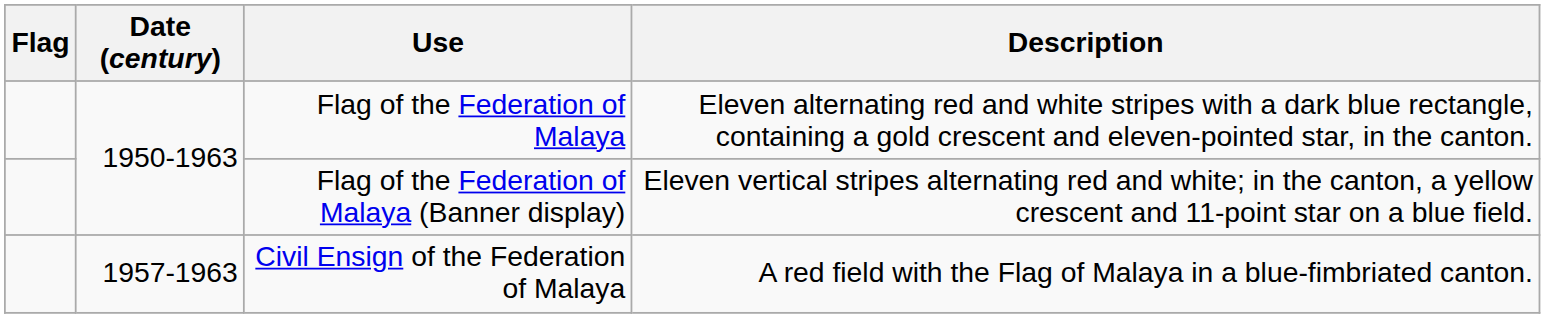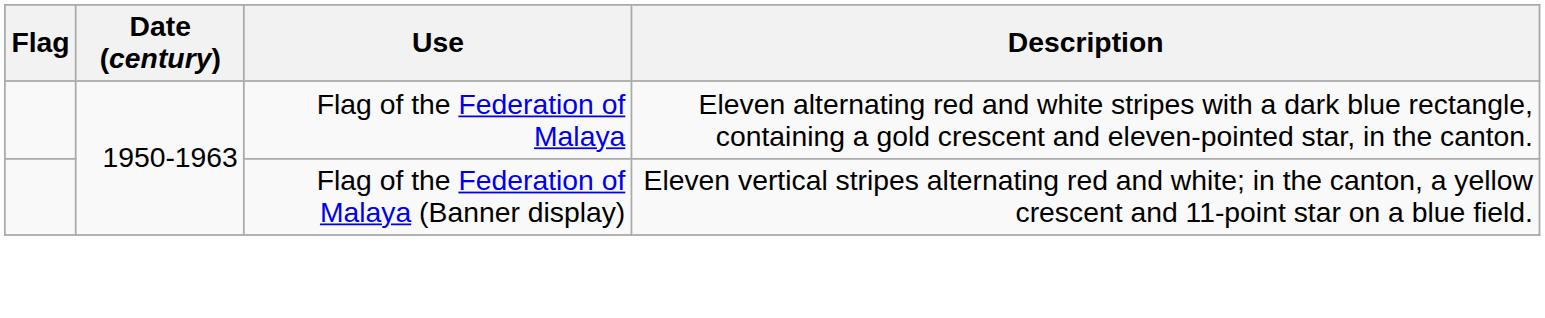- row: (440, 273)
